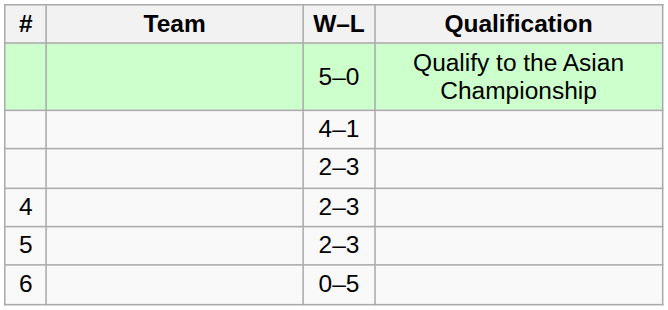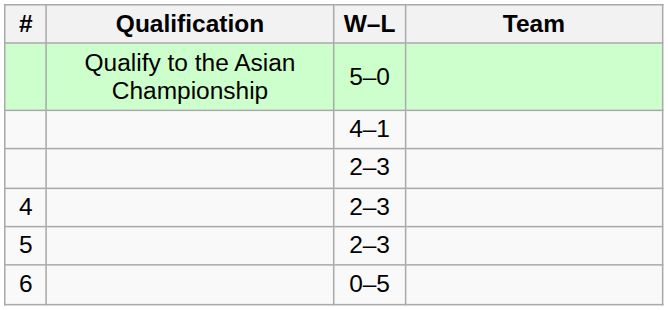columns swapped: (175, 23) <-> (519, 23)
